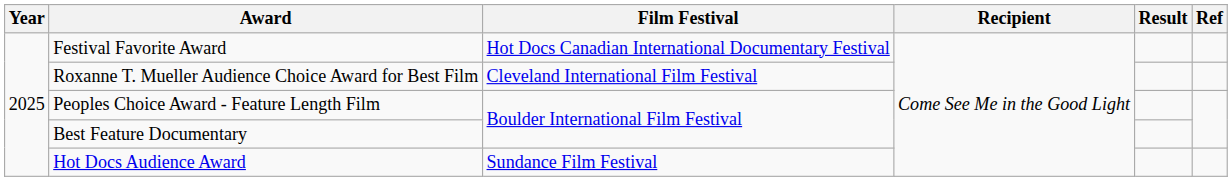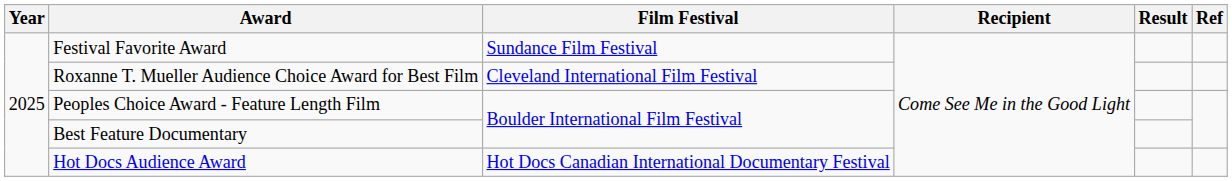(688, 47) Hot Docs Canadian International Documentary Festival -> (572, 47) Sundance Film Festival
(572, 162) Sundance Film Festival -> (688, 162) Hot Docs Canadian International Documentary Festival
